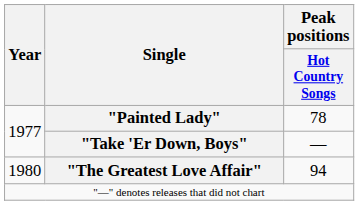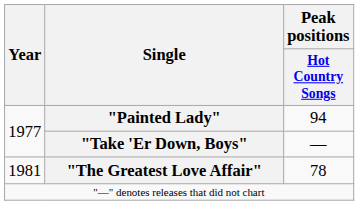(318, 118) 78 -> (318, 118) 94
(25, 170) 1980 -> (25, 170) 1981
(318, 170) 94 -> (318, 170) 78
